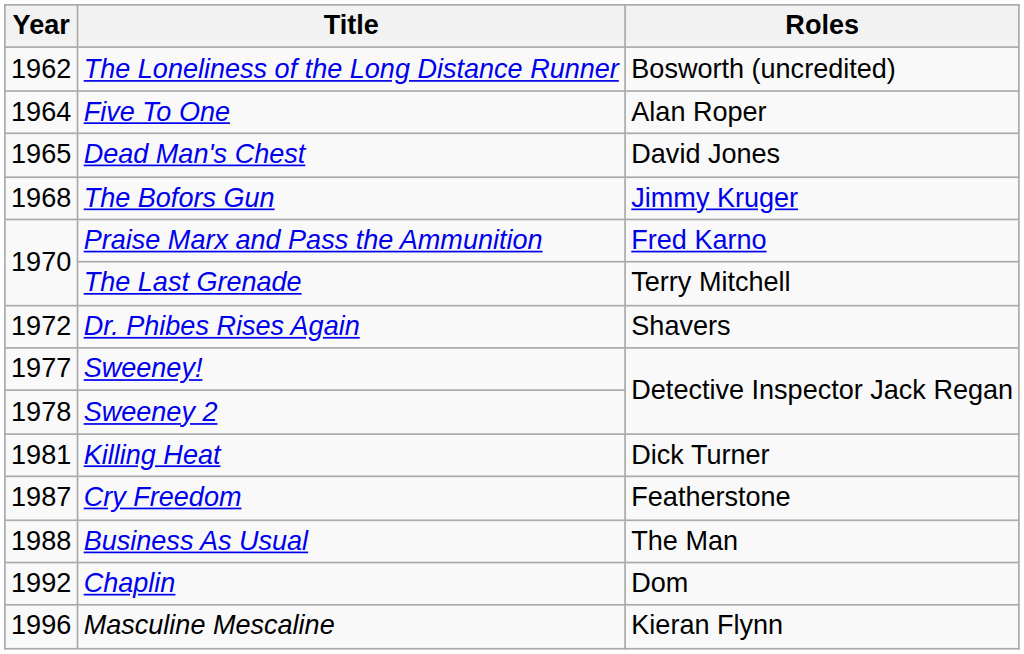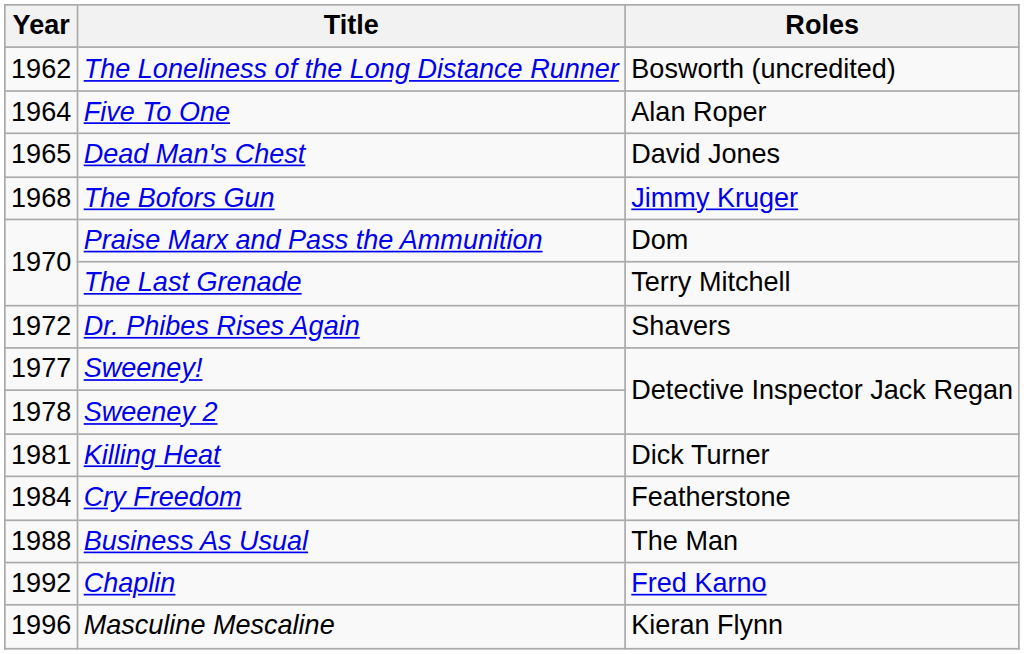(699, 240) Fred Karno -> (660, 240) Dom
(41, 497) 1987 -> (41, 497) 1984
(660, 583) Dom -> (699, 583) Fred Karno
